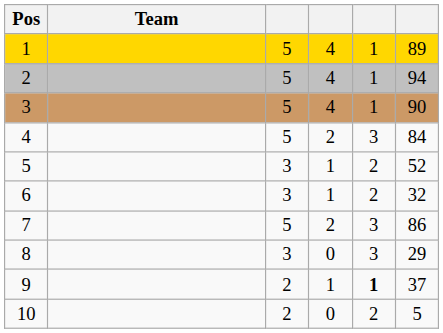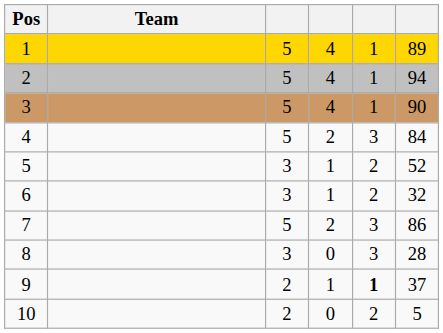(417, 254) 29 -> (417, 254) 28
